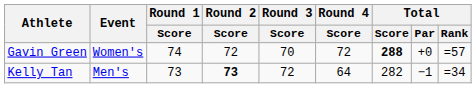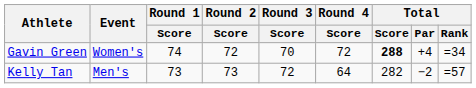(425, 53) +0 -> (425, 53) +4
(455, 53) =57 -> (455, 53) =34
(231, 73) bold -> (231, 73) normal
(425, 73) −1 -> (425, 73) −2
(455, 73) =34 -> (455, 73) =57
